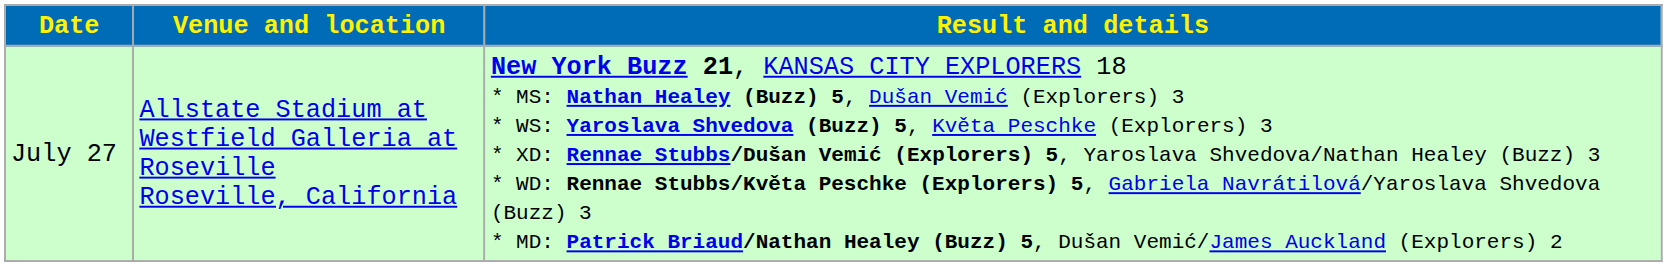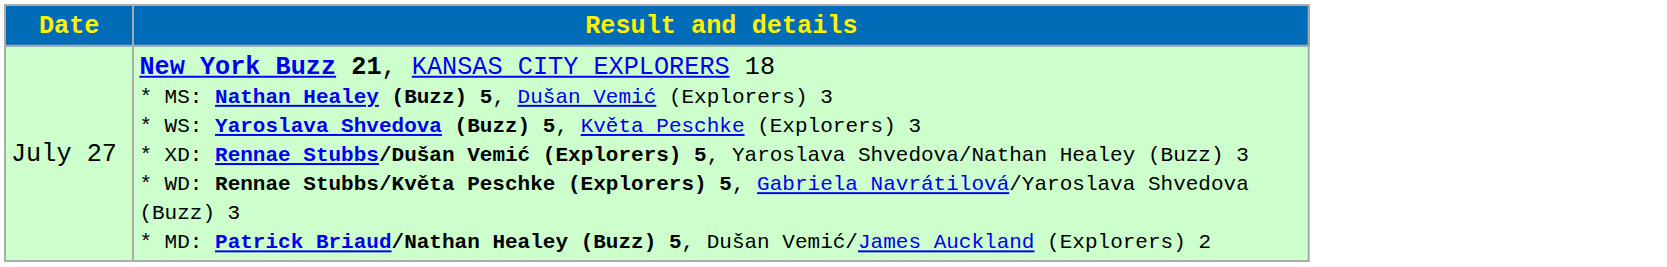- column: (309, 26)
